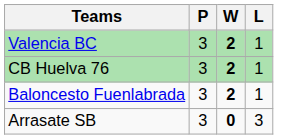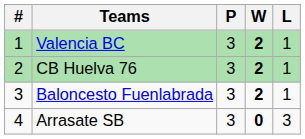+ column: (18, 17)
